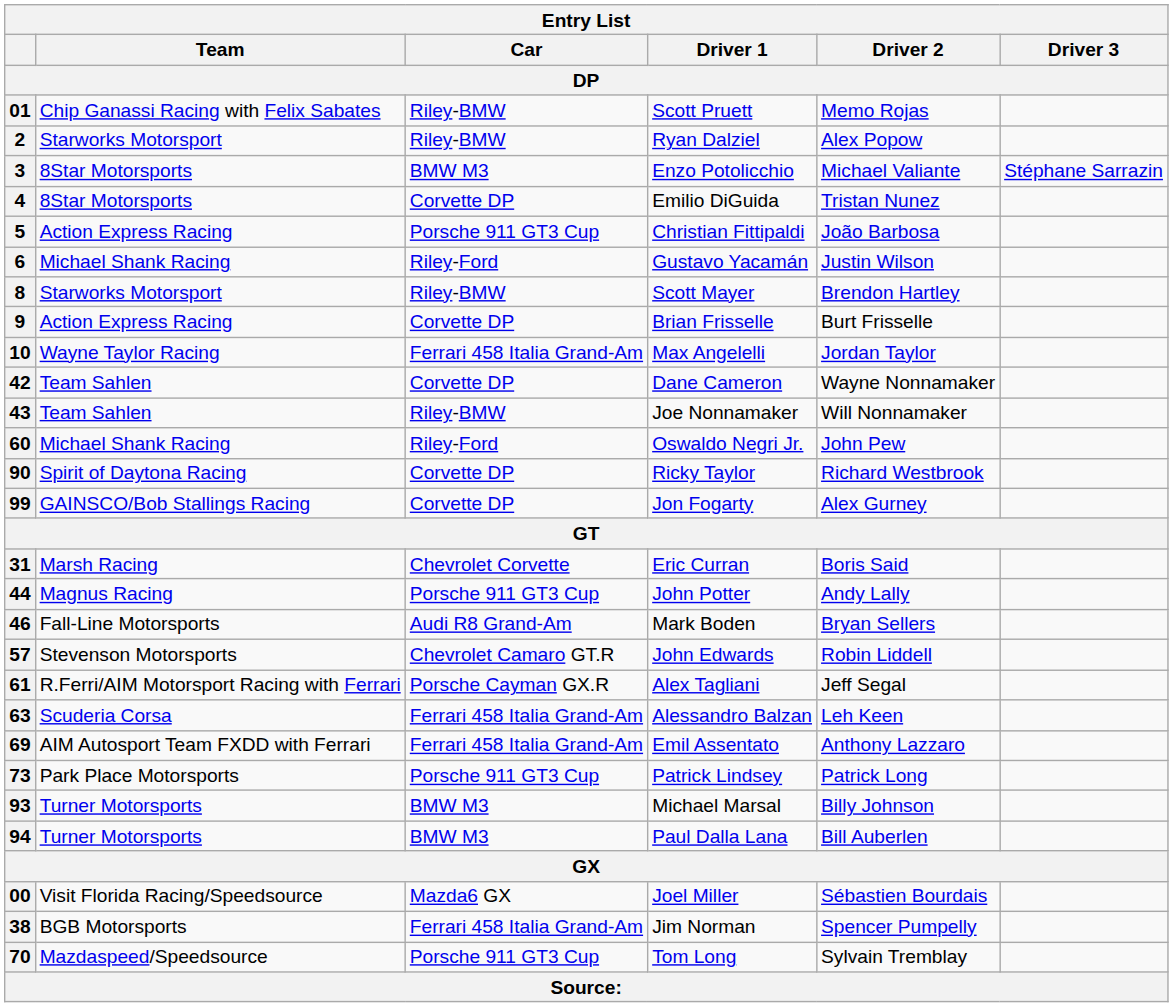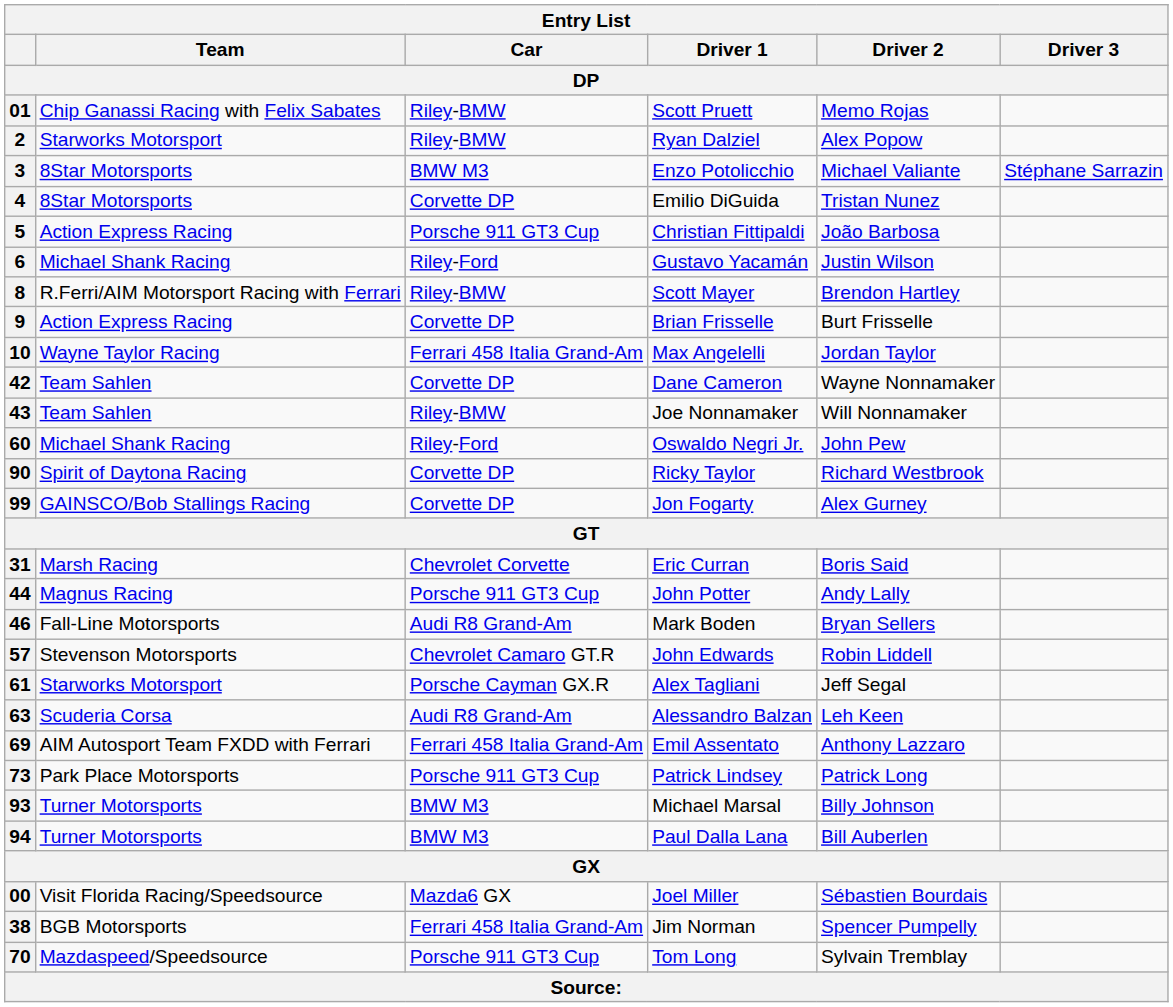(131, 291) Starworks Motorsport -> (220, 291) R.Ferri/AIM Motorsport Racing with Ferrari
(220, 684) R.Ferri/AIM Motorsport Racing with Ferrari -> (131, 684) Starworks Motorsport
(526, 715) Ferrari 458 Italia Grand-Am -> (491, 715) Audi R8 Grand-Am
